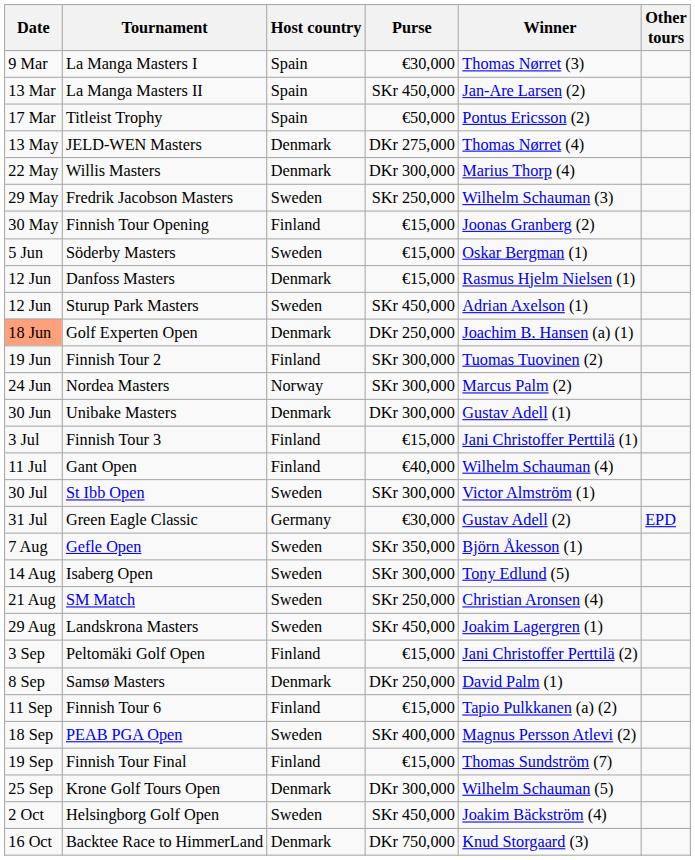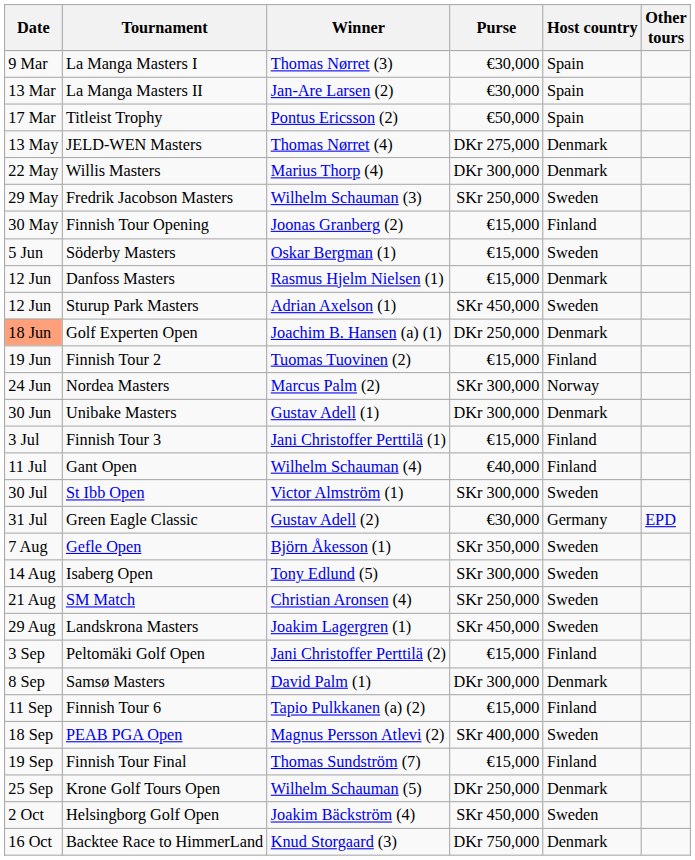columns swapped: (316, 27) <-> (550, 27)
(413, 90) SKr 450,000 -> (513, 90) €30,000
(413, 359) SKr 300,000 -> (513, 359) €15,000
(412, 680) DKr 250,000 -> (496, 680) DKr 300,000
(412, 788) DKr 300,000 -> (496, 788) DKr 250,000
